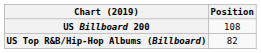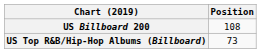(232, 41) 82 -> (232, 41) 73
